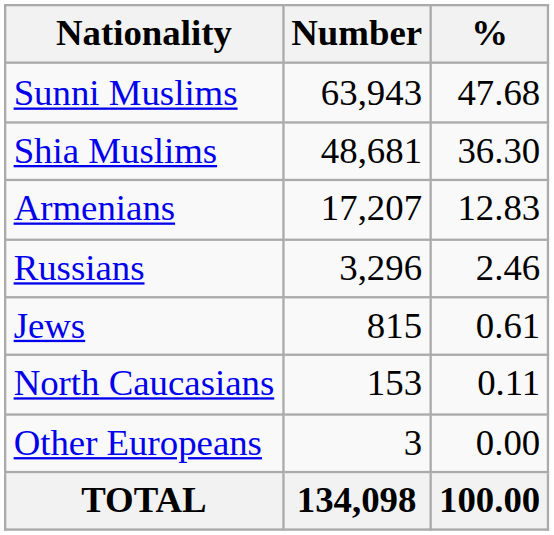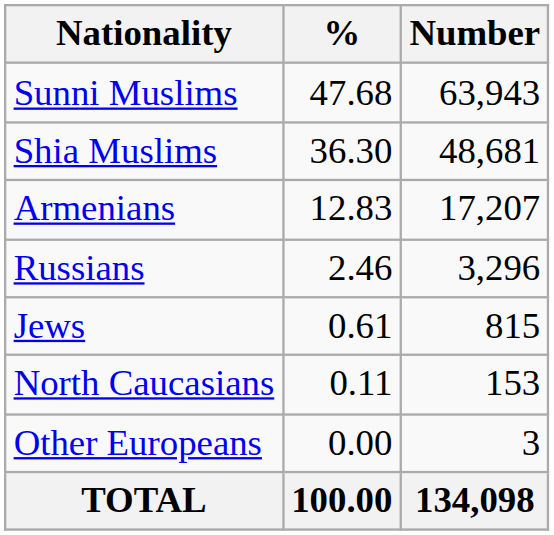columns swapped: (357, 33) <-> (490, 33)
